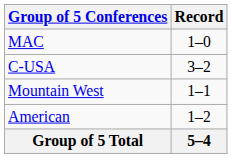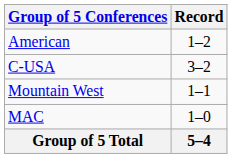rows swapped: (39, 116) <-> (26, 41)
